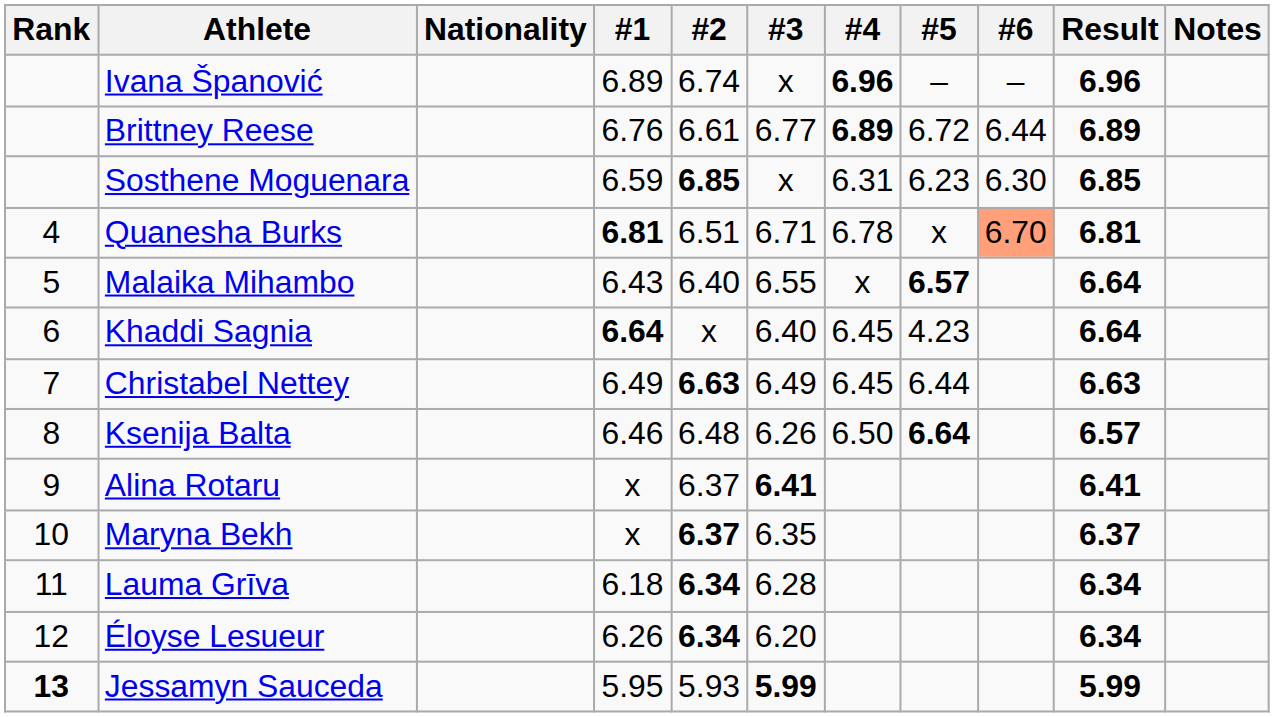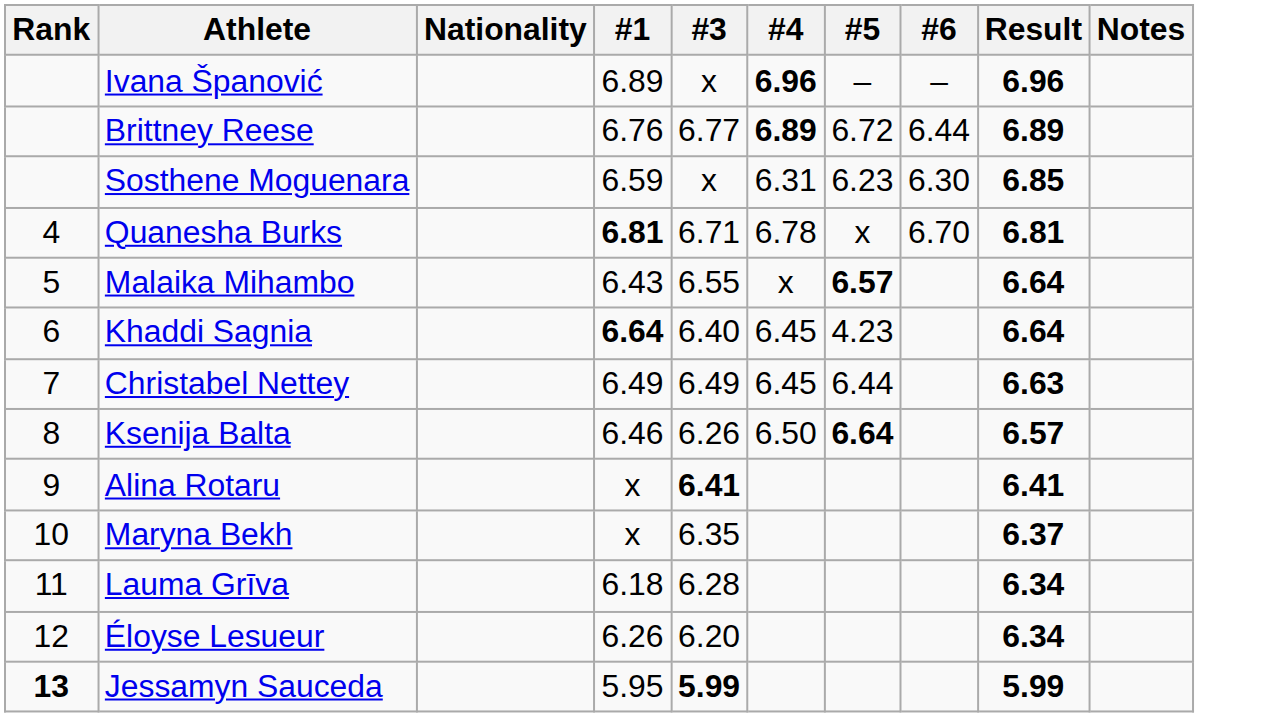- column: (709, 29)
(1016, 231) lightsalmon background -> (939, 231) no background
